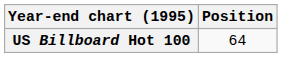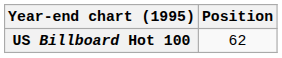(237, 41) 64 -> (237, 41) 62
